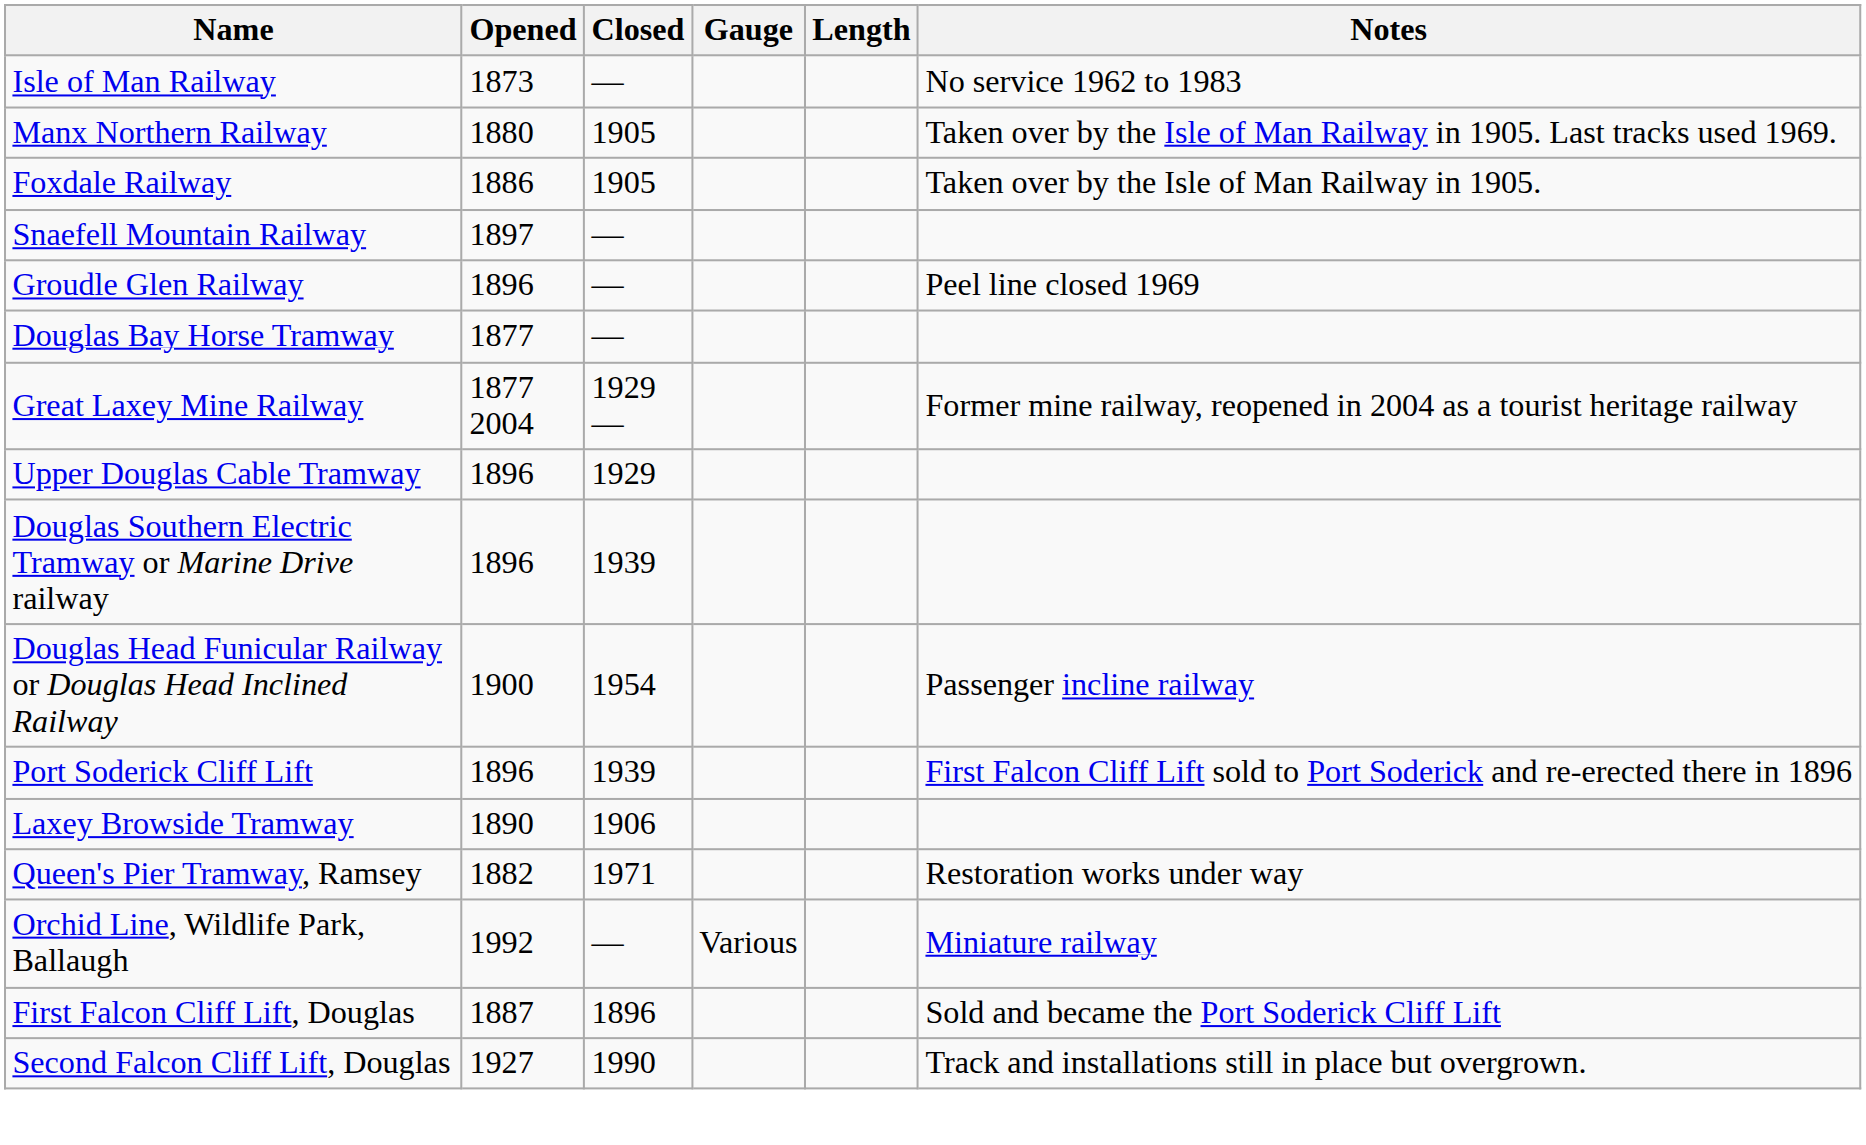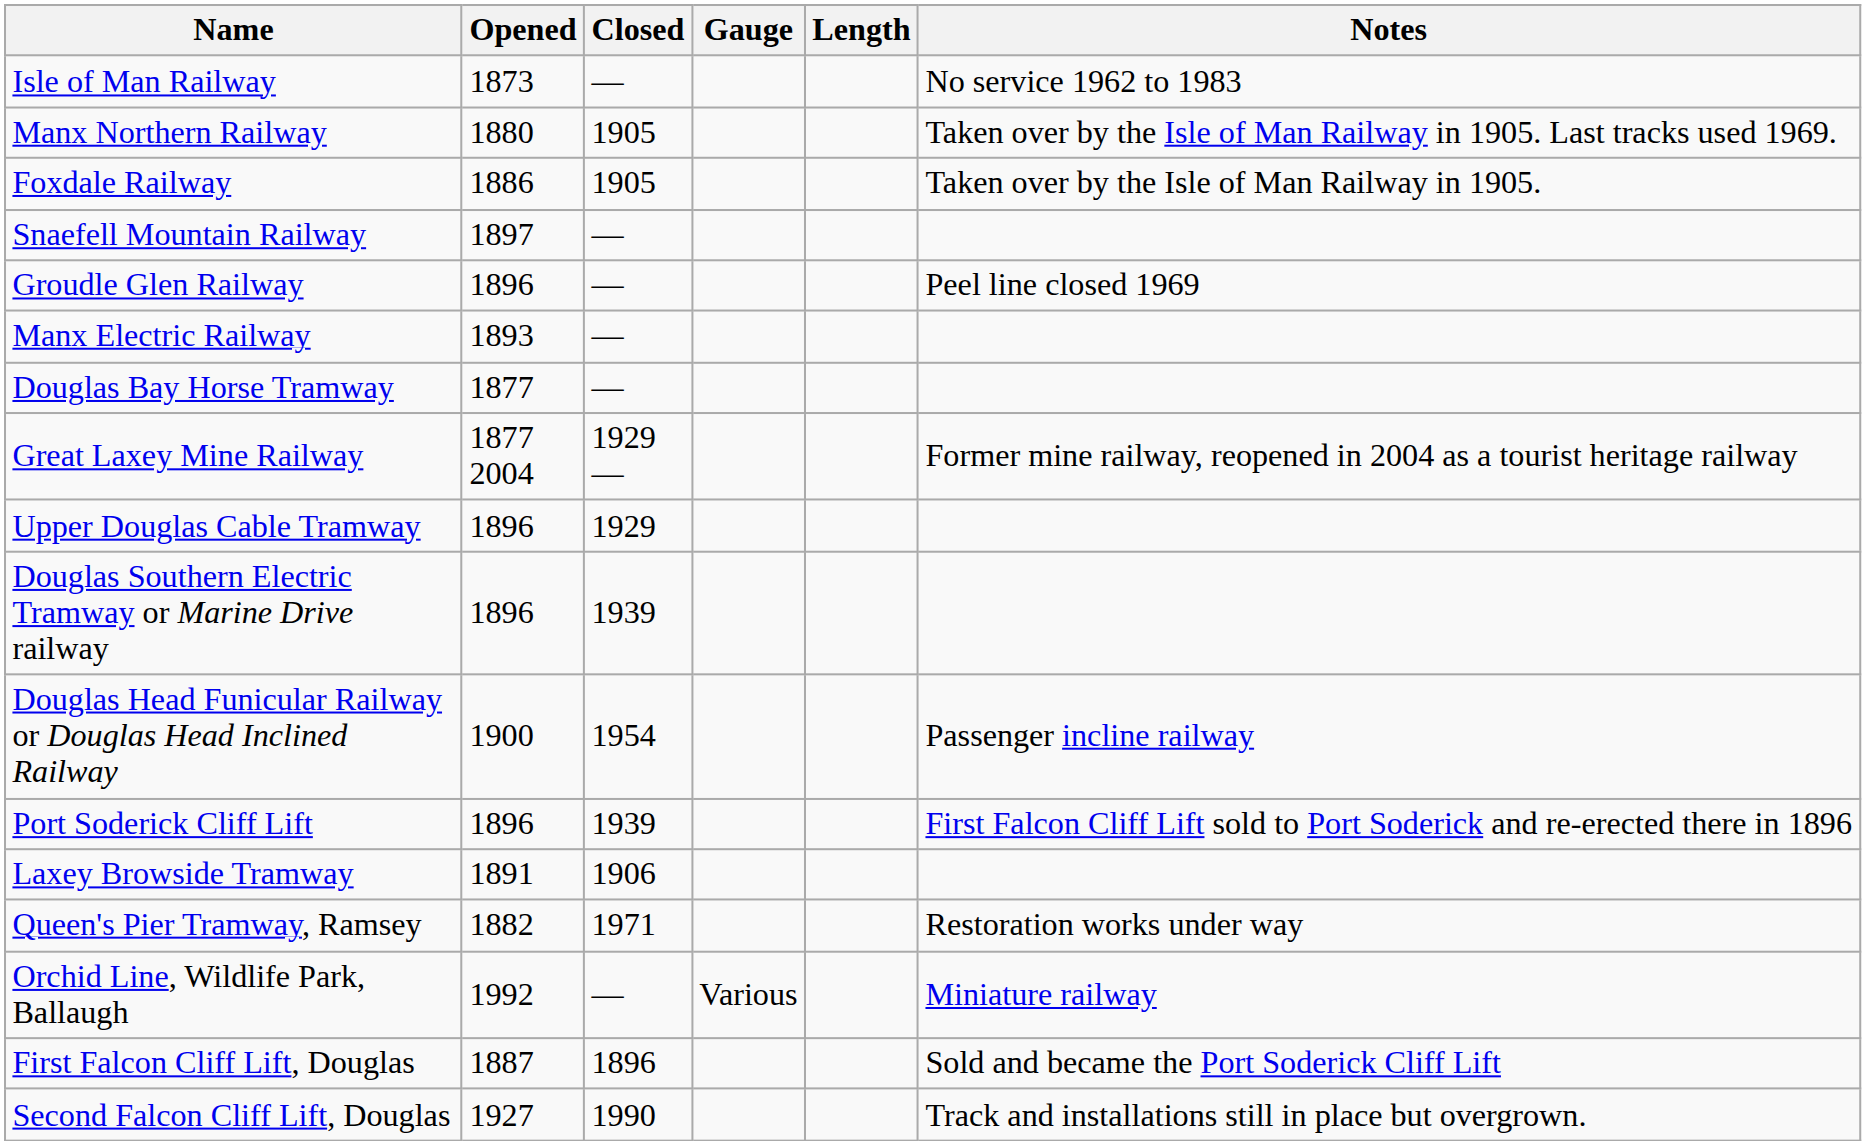+ row: (162, 336)
(502, 822) 1890 -> (502, 873) 1891
